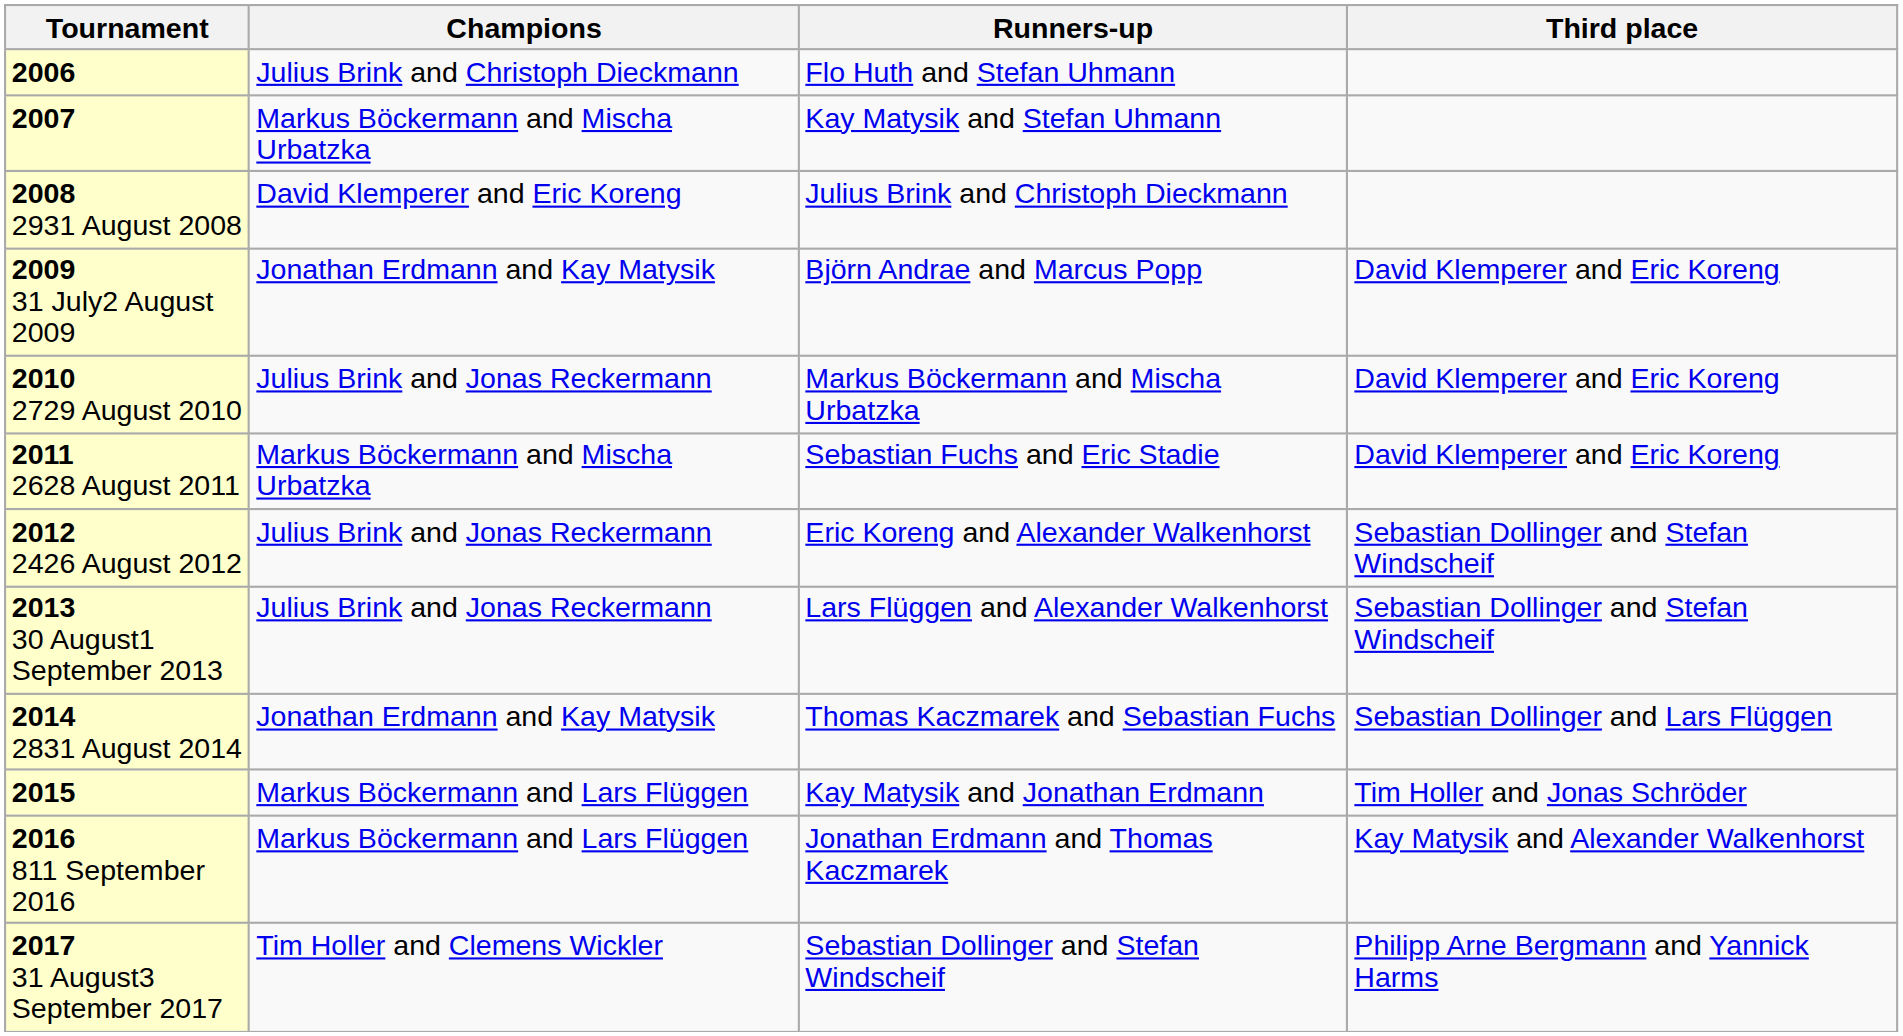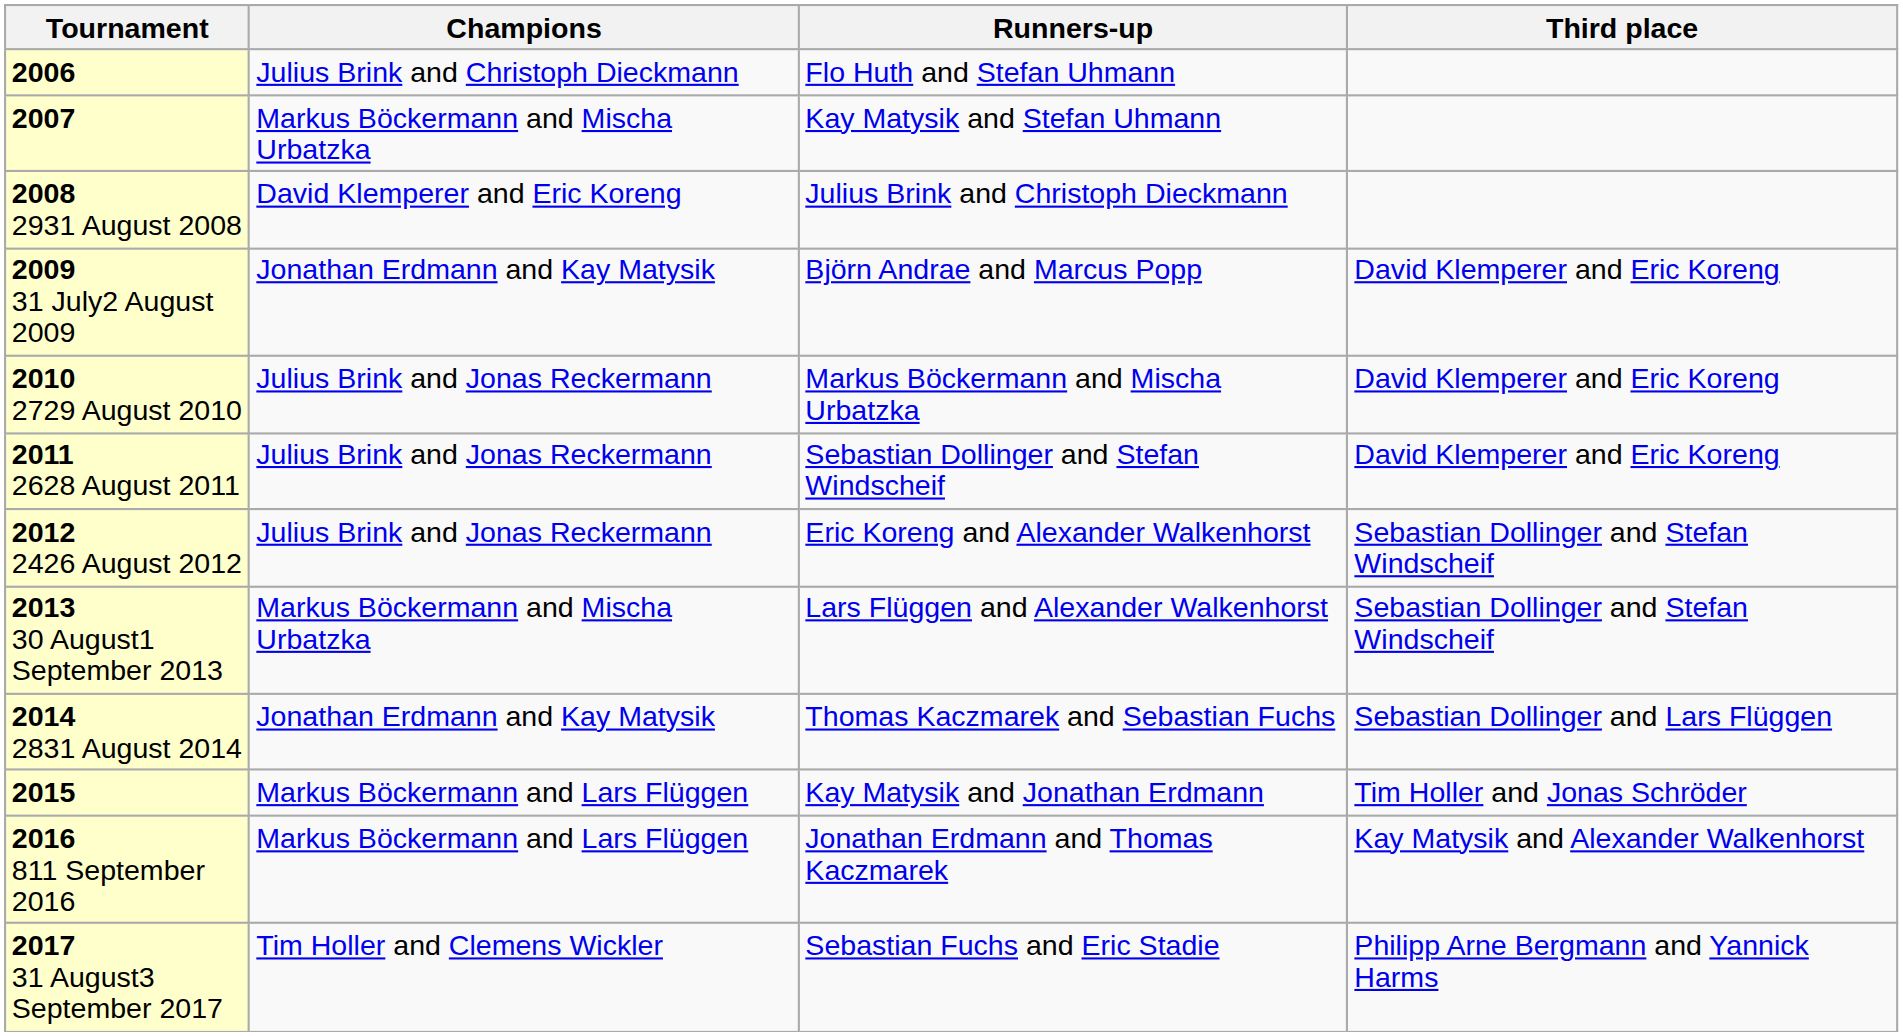(464, 471) Markus Böckermann and Mischa Urbatzka -> (484, 455) Julius Brink and Jonas Reckermann
(1012, 455) Sebastian Fuchs and Eric Stadie -> (1002, 471) Sebastian Dollinger and Stefan Windscheif
(484, 608) Julius Brink and Jonas Reckermann -> (464, 624) Markus Böckermann and Mischa Urbatzka
(1002, 961) Sebastian Dollinger and Stefan Windscheif -> (1012, 945) Sebastian Fuchs and Eric Stadie
